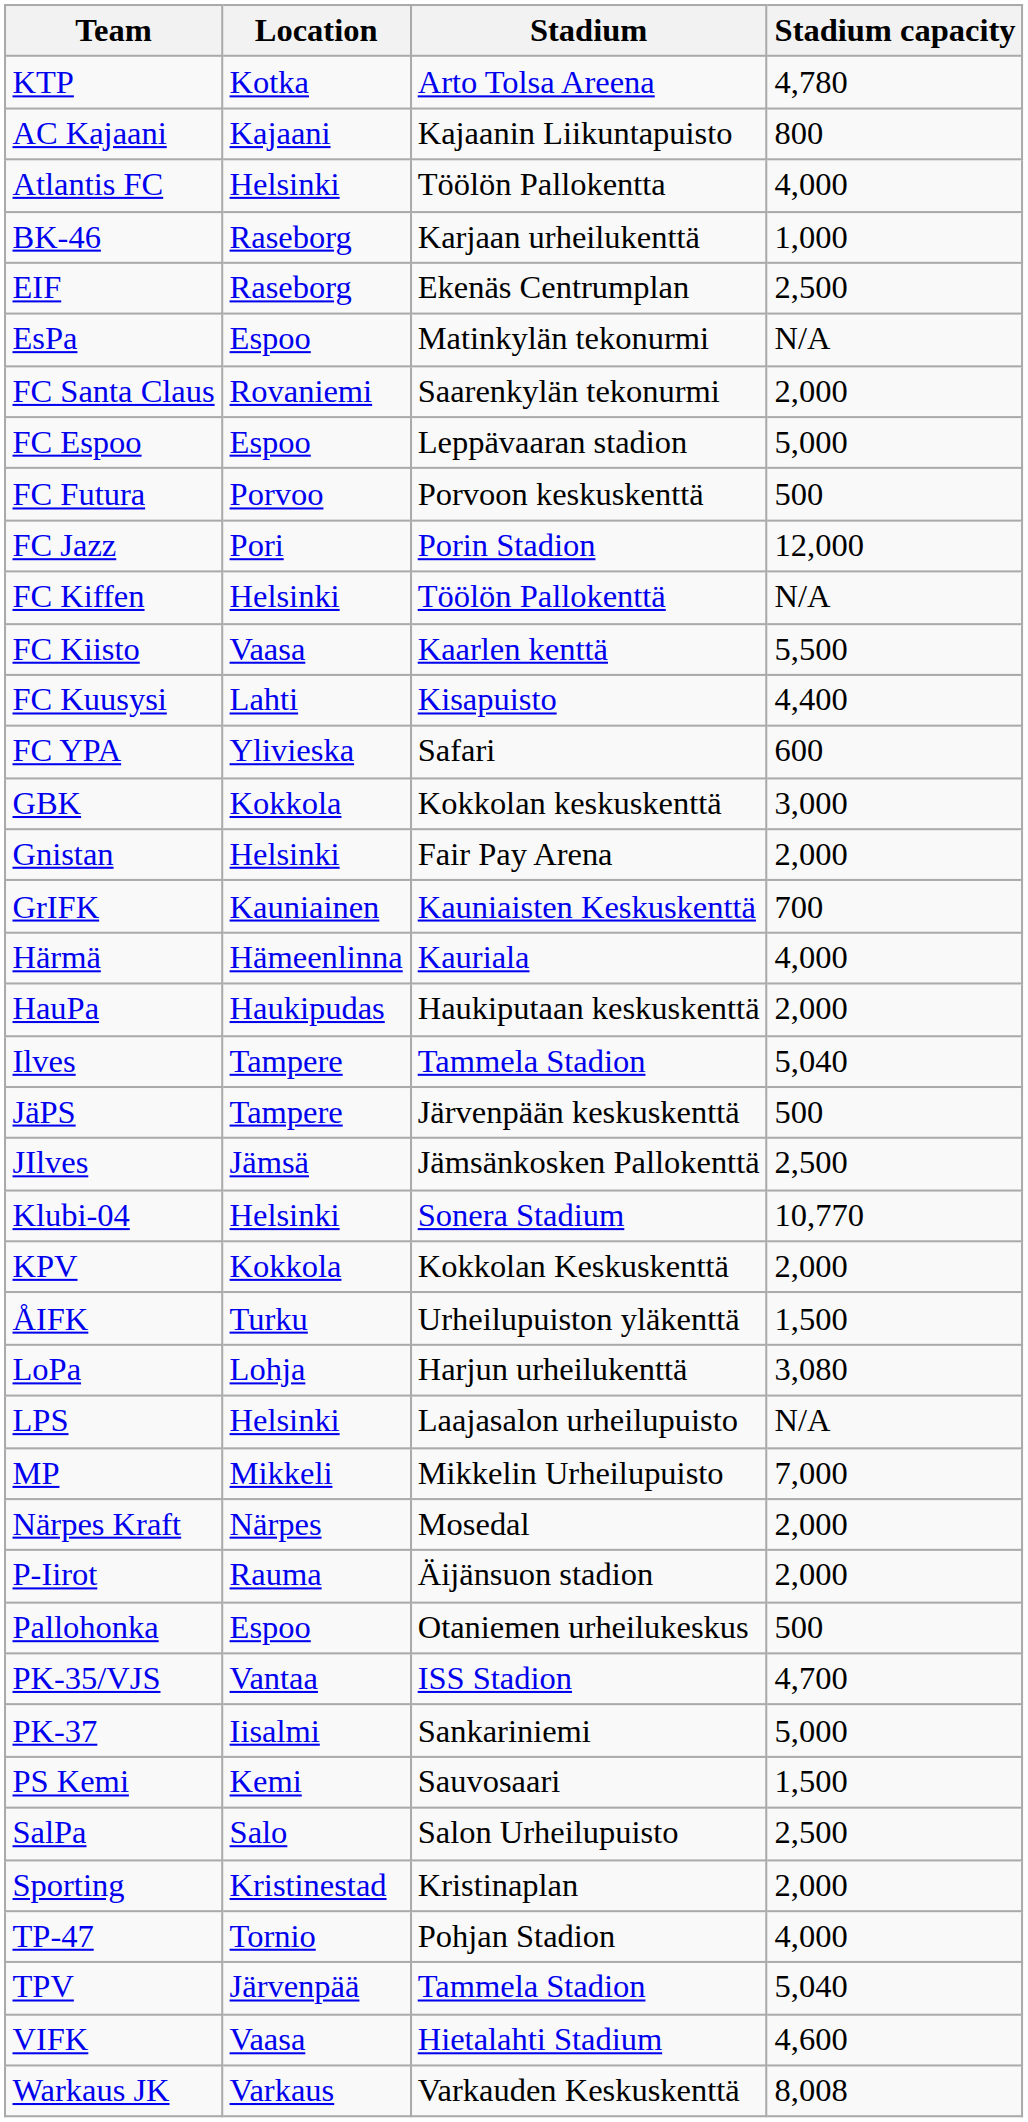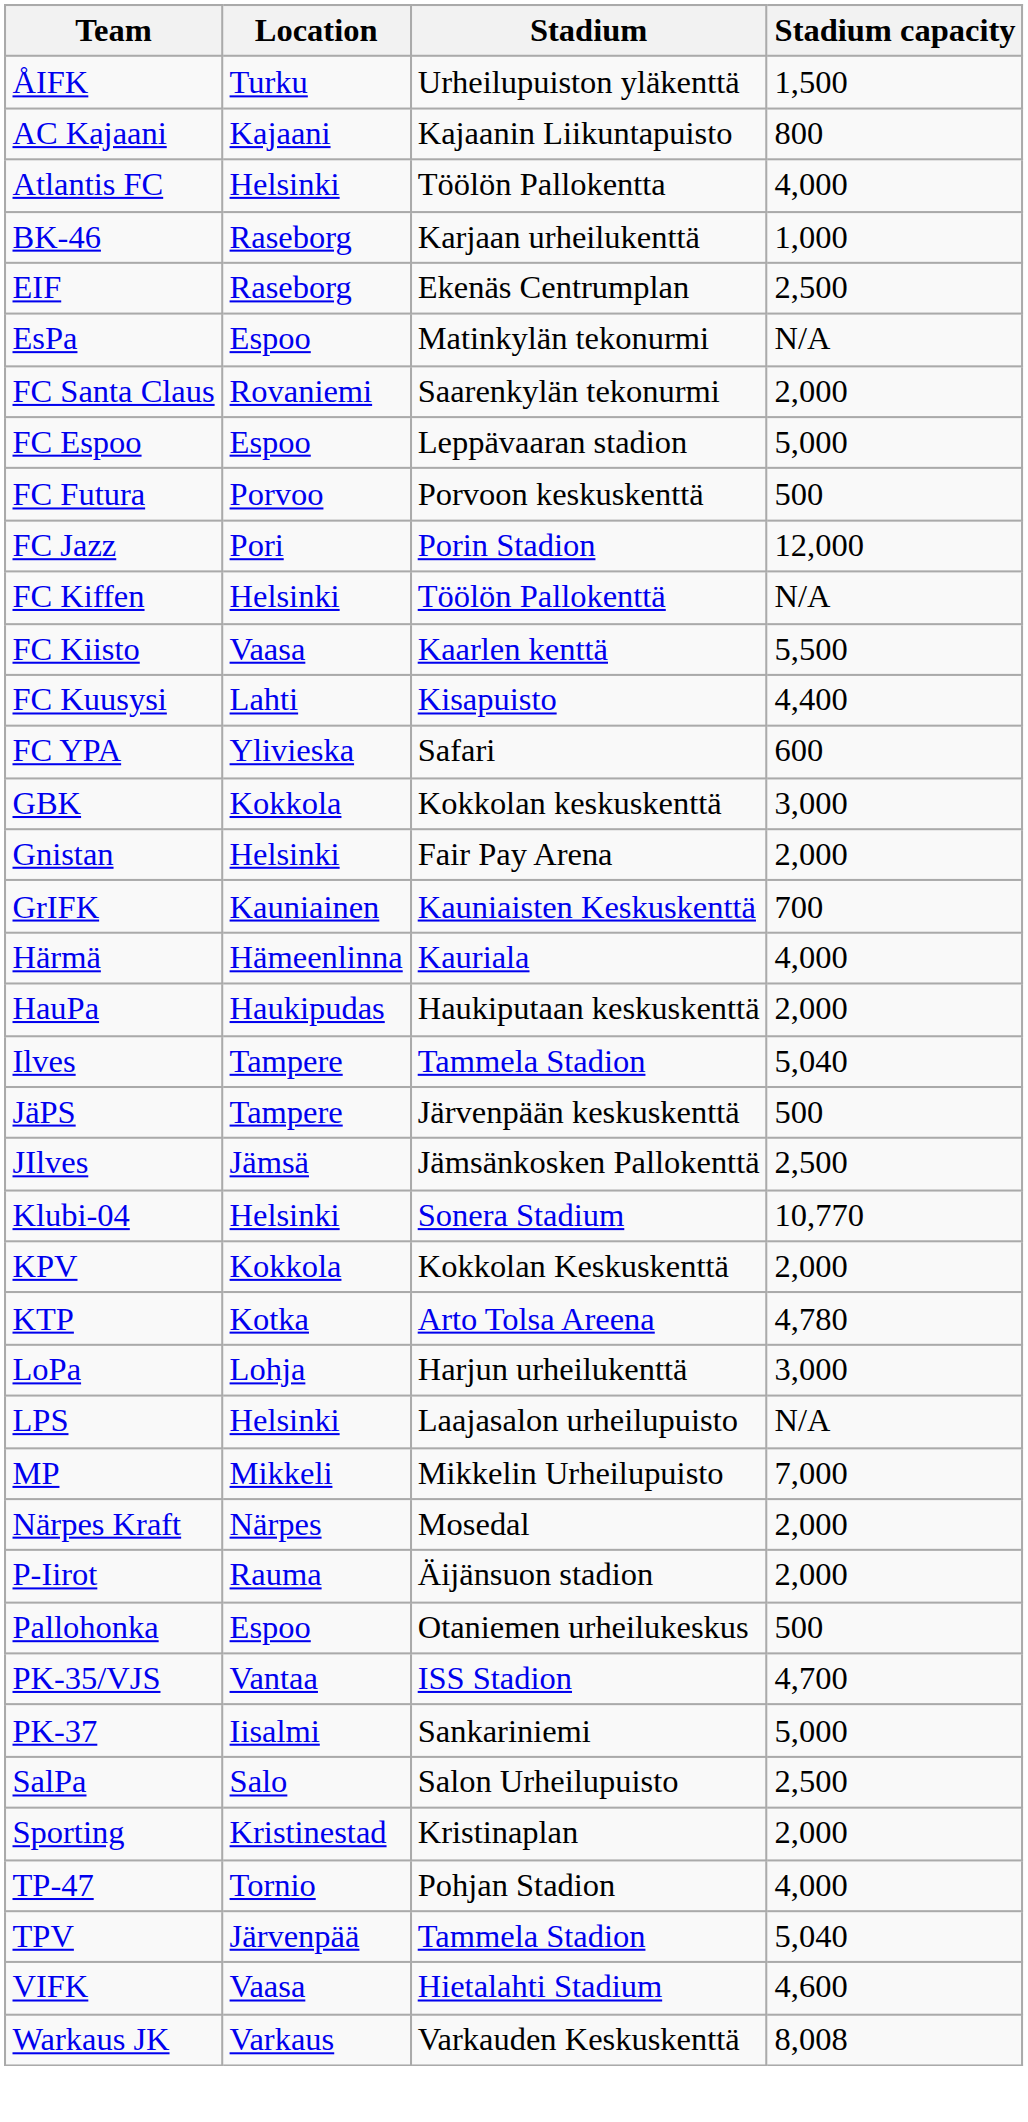rows swapped: (50, 1318) <-> (43, 81)
(811, 1369) 3,080 -> (811, 1369) 3,000
- row: (71, 1781)
